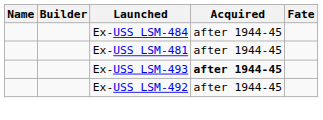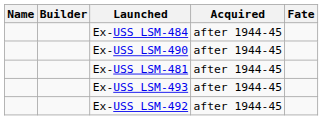+ row: (140, 51)
(238, 69) bold -> (238, 87) normal
